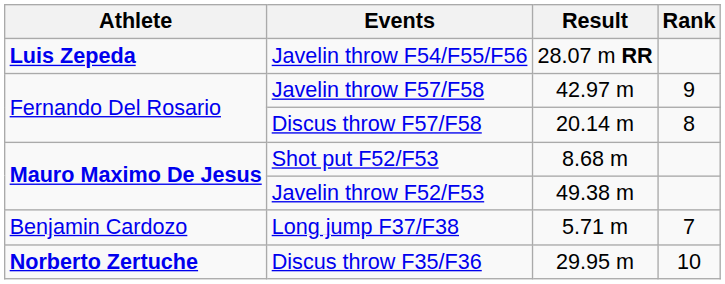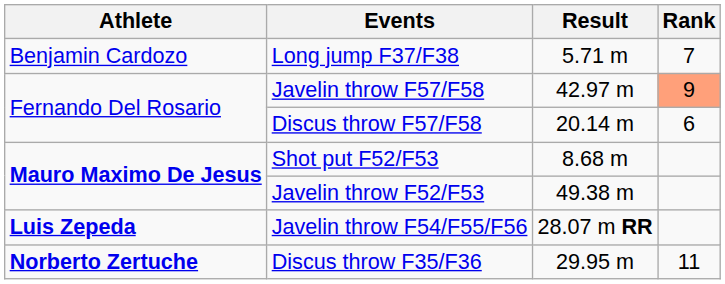rows swapped: (365, 227) <-> (400, 55)
(689, 90) no background -> (689, 90) lightsalmon background
(689, 124) 8 -> (689, 124) 6
(689, 261) 10 -> (689, 261) 11
